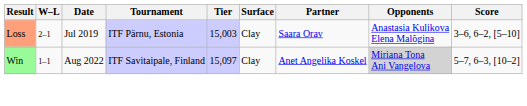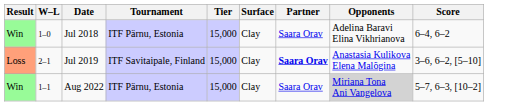+ row: (81, 33)
(146, 33) ITF Pärnu, Estonia -> (157, 60) ITF Savitaipale, Finland
(223, 33) 15,003 -> (223, 60) 15,000
(301, 33) normal -> (303, 60) bold
(157, 60) ITF Savitaipale, Finland -> (146, 87) ITF Pärnu, Estonia
(223, 60) 15,097 -> (223, 87) 15,000
(323, 60) Anet Angelika Koskel -> (301, 87) Saara Orav
